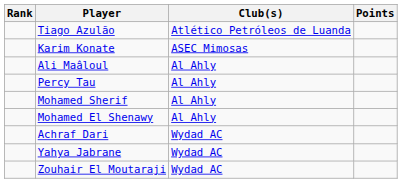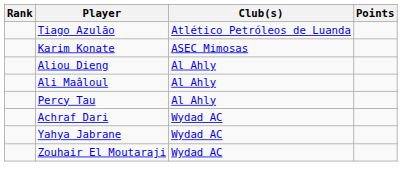+ row: (73, 65)
- row: (83, 100)
- row: (95, 117)
